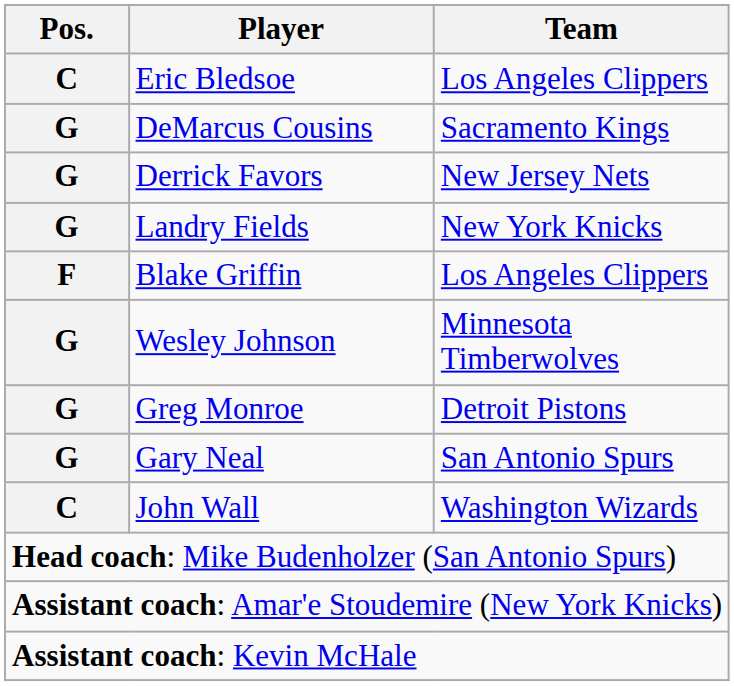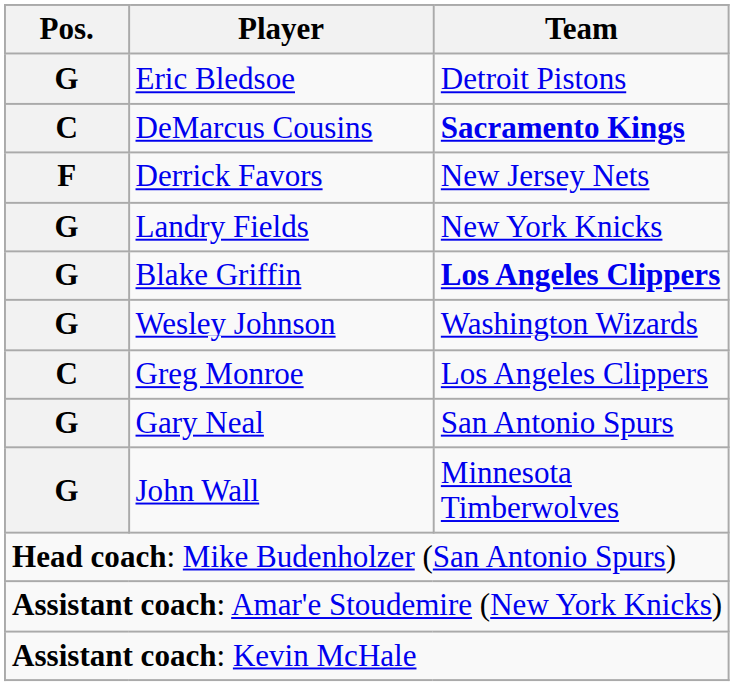(67, 78) C -> (67, 78) G
(574, 78) Los Angeles Clippers -> (534, 78) Detroit Pistons
(67, 127) G -> (67, 127) C
(555, 127) normal -> (563, 127) bold
(67, 176) G -> (67, 176) F
(67, 275) F -> (67, 275) G
(574, 275) normal -> (581, 275) bold
(530, 341) Minnesota Timberwolves -> (569, 324) Washington Wizards
(67, 408) G -> (67, 373) C
(534, 408) Detroit Pistons -> (574, 373) Los Angeles Clippers
(67, 507) C -> (67, 489) G
(569, 507) Washington Wizards -> (530, 489) Minnesota Timberwolves
